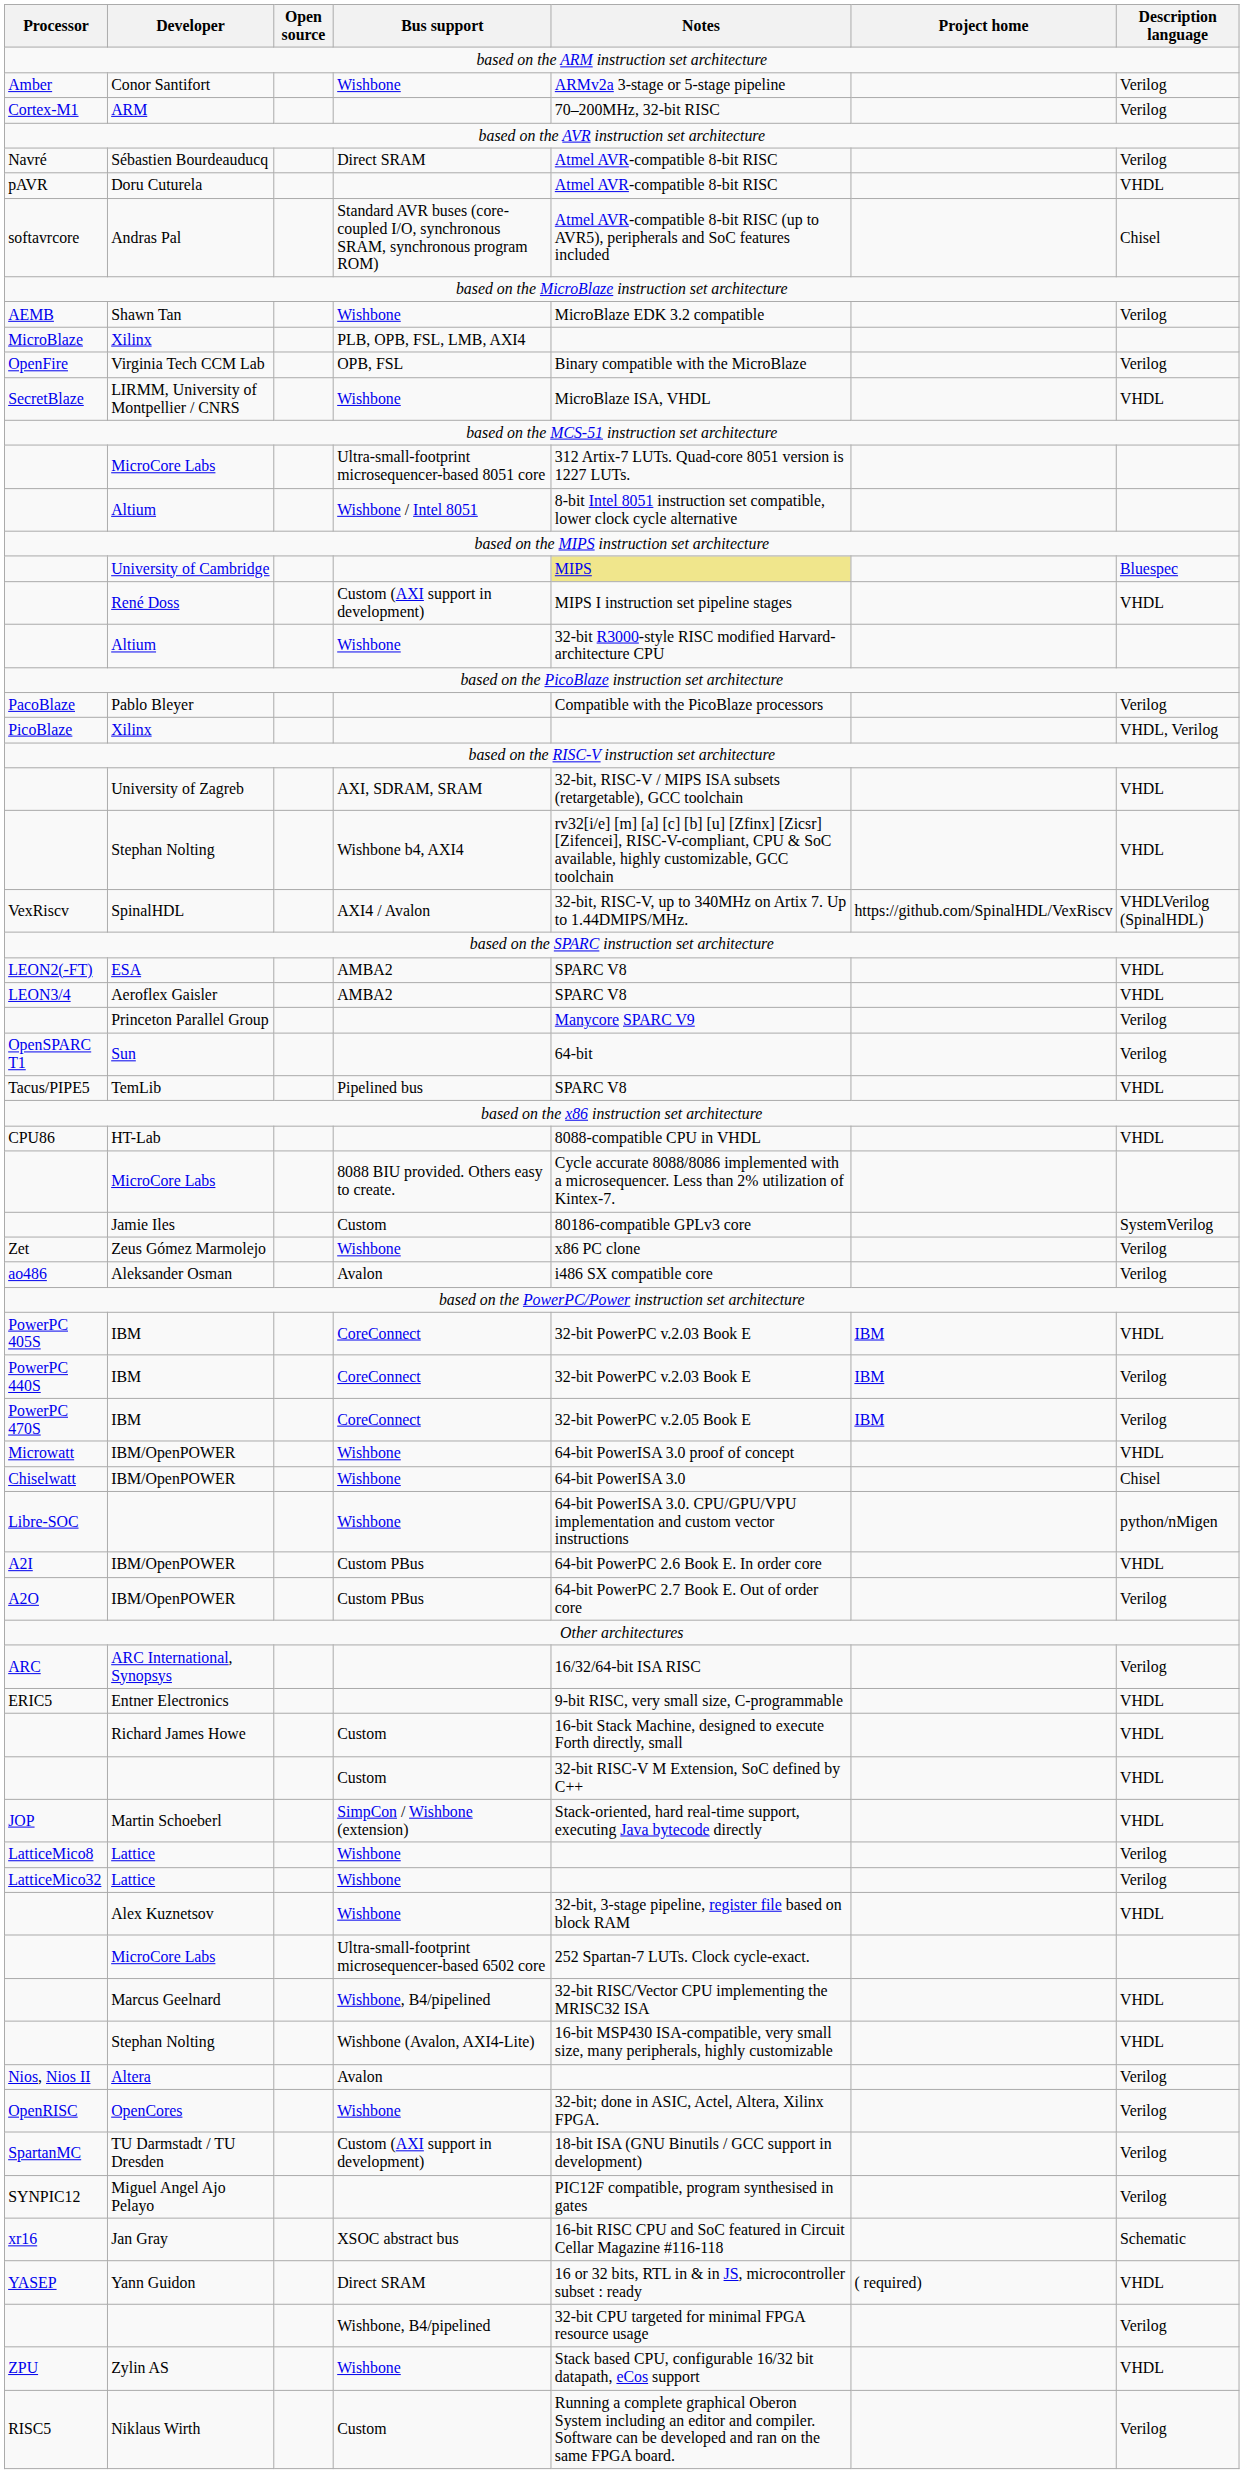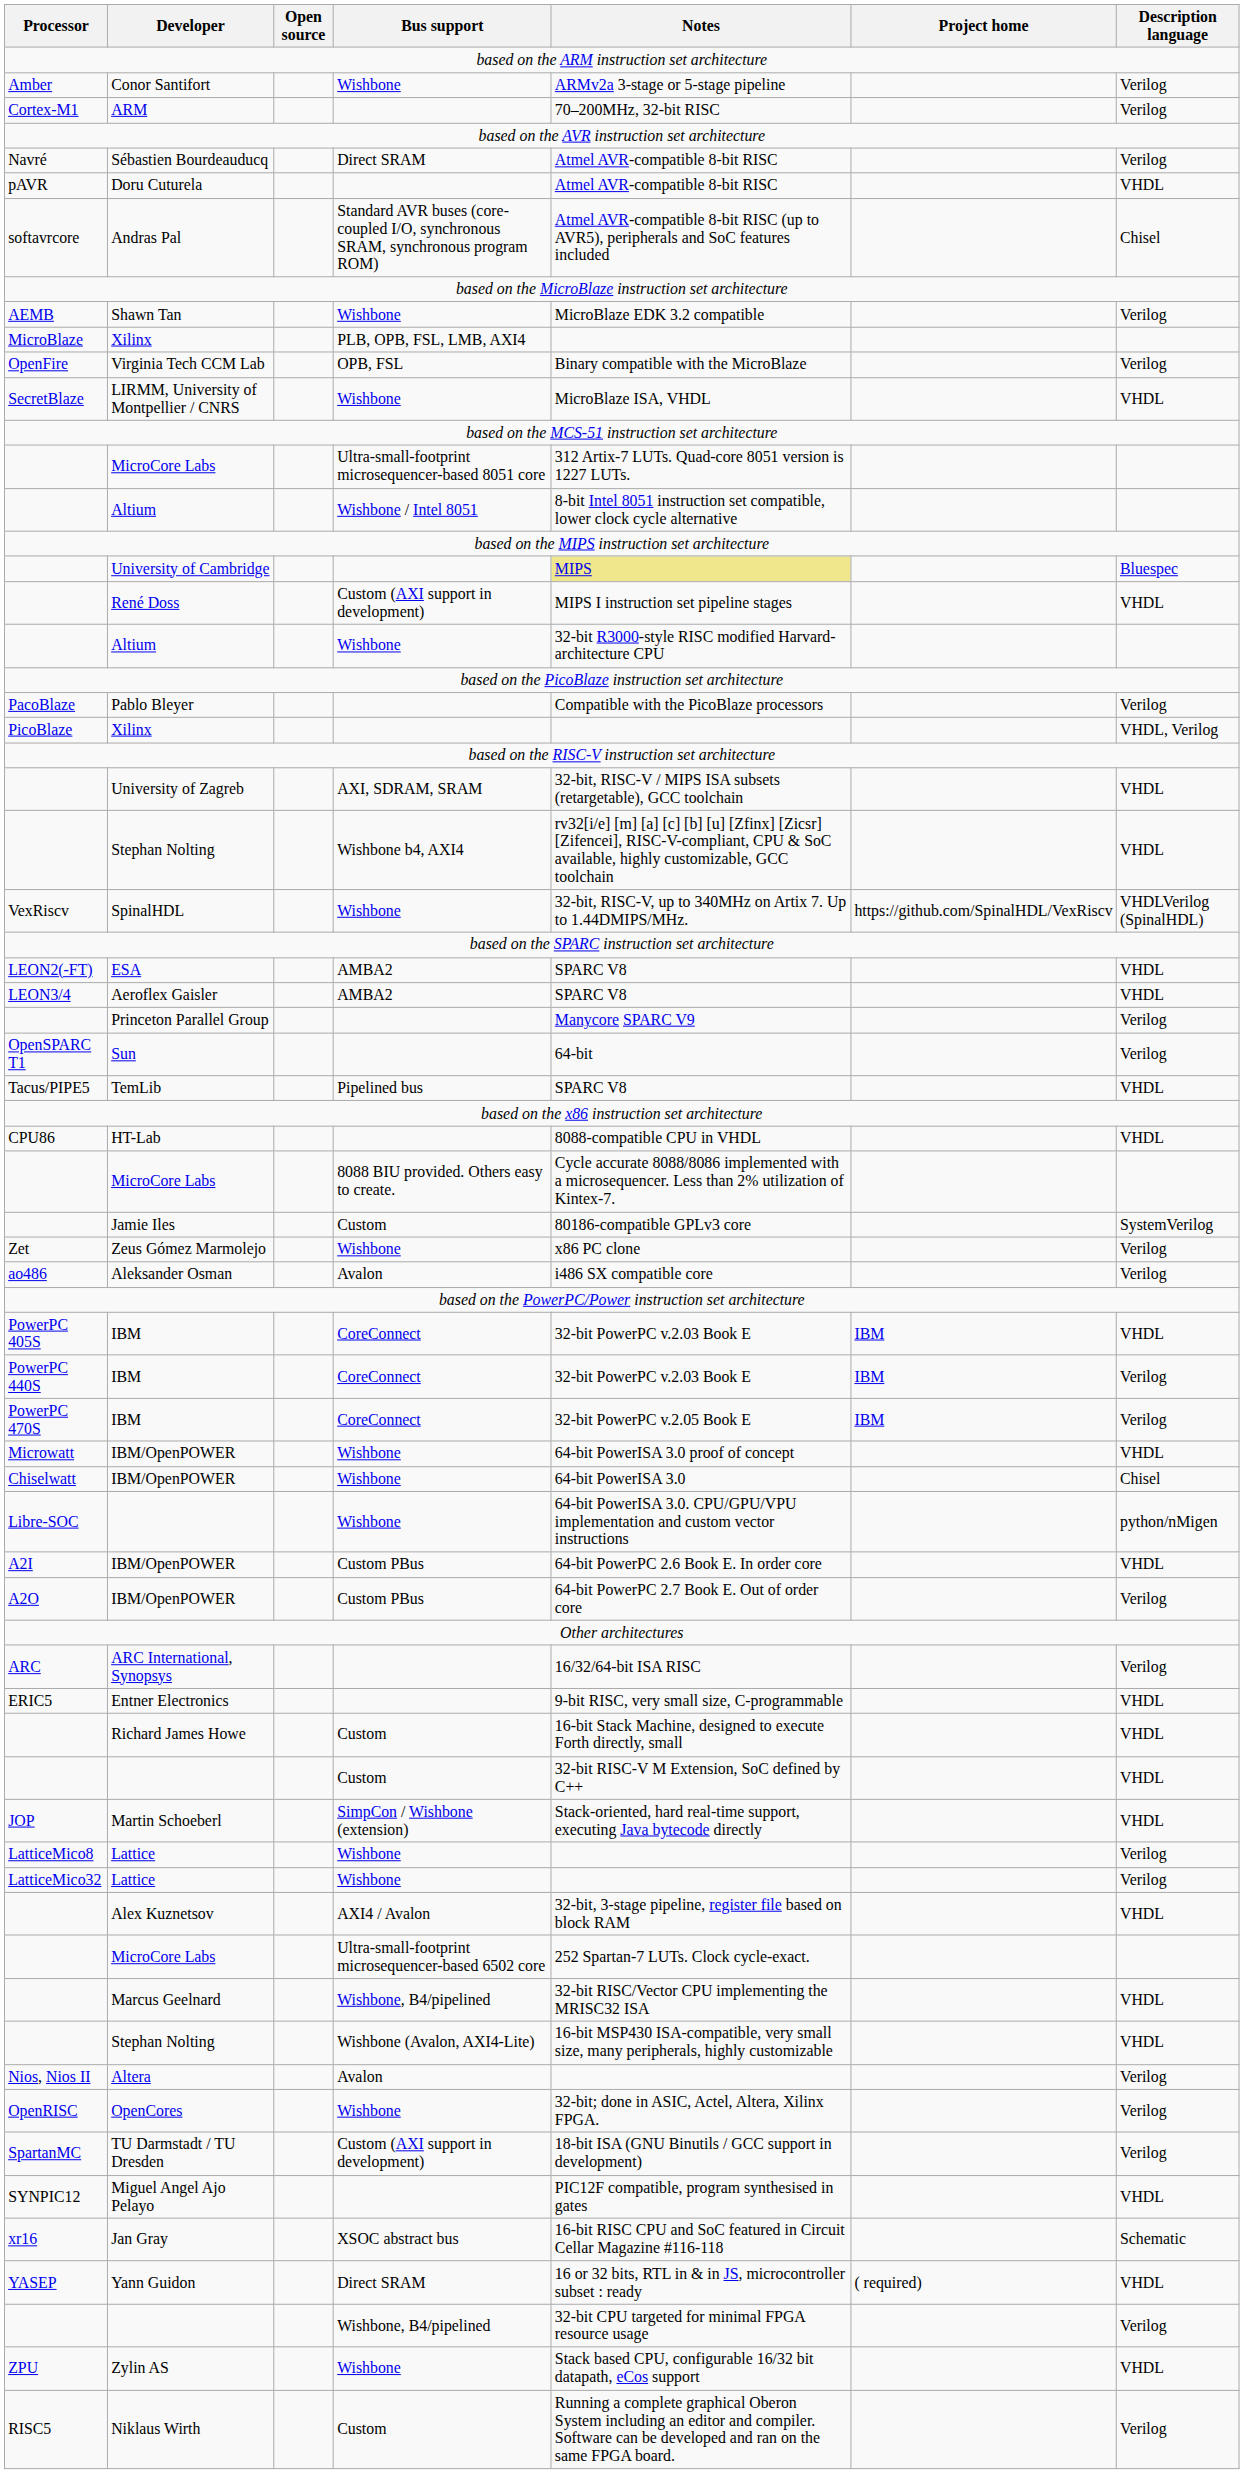(384, 910) AXI4 / Avalon -> (369, 910) Wishbone
(369, 1913) Wishbone -> (384, 1913) AXI4 / Avalon
(1143, 2196) Verilog -> (1142, 2196) VHDL
